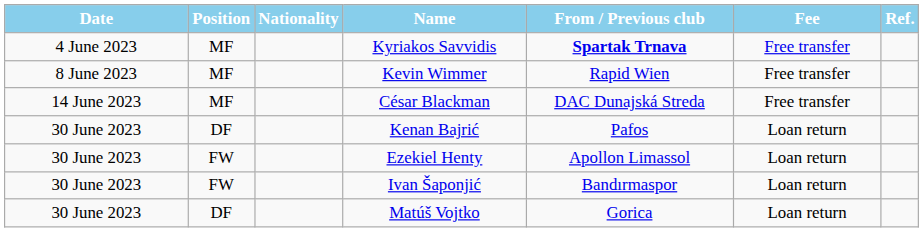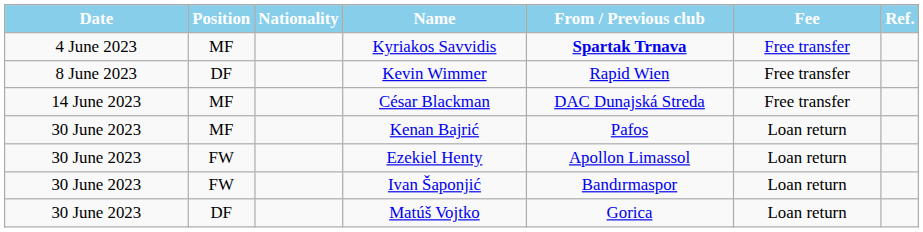(221, 74) MF -> (221, 74) DF
(221, 129) DF -> (221, 129) MF
